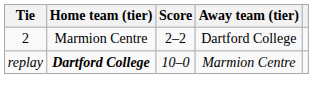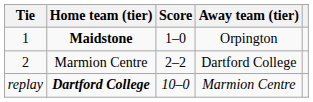+ row: (101, 38)
